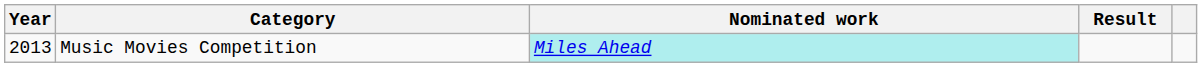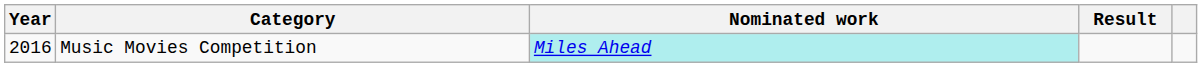(30, 48) 2013 -> (30, 48) 2016
